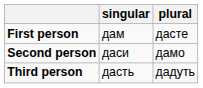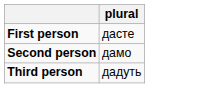- column: (126, 14)
